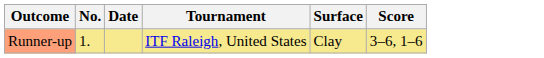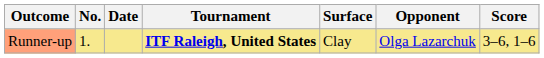+ column: (428, 16)
(226, 40) normal -> (231, 40) bold
